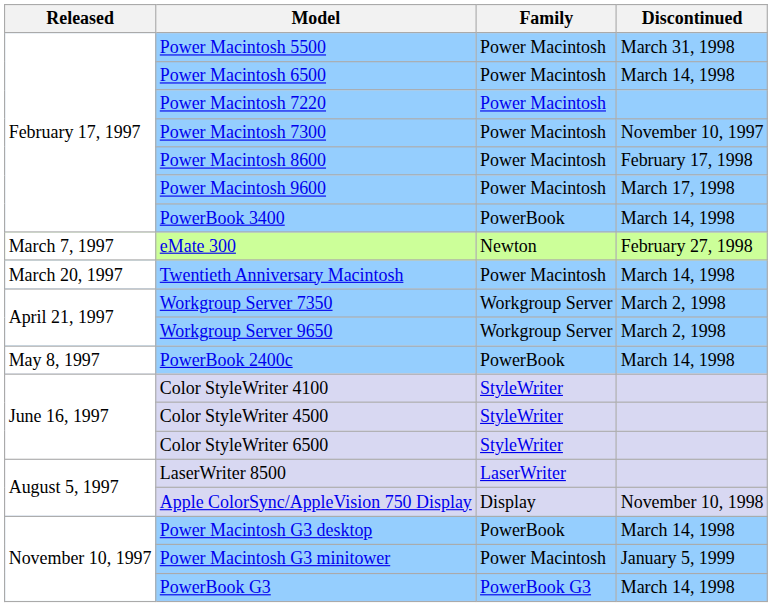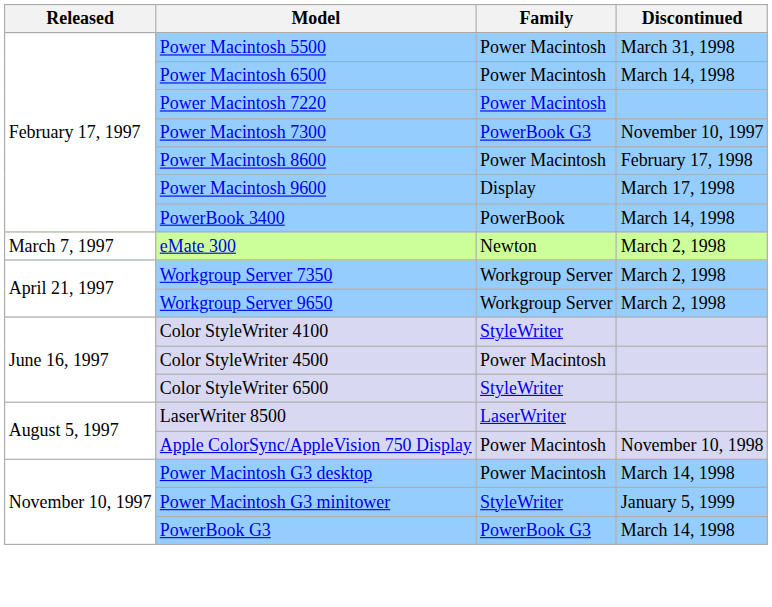(543, 132) Power Macintosh -> (536, 132) PowerBook G3
(543, 189) Power Macintosh -> (508, 189) Display
(687, 246) February 27, 1998 -> (673, 246) March 2, 1998
- row: (282, 274)
- row: (226, 359)
(521, 416) StyleWriter -> (543, 359) Power Macintosh
(508, 501) Display -> (543, 445) Power Macintosh
(522, 530) PowerBook -> (543, 473) Power Macintosh
(543, 558) Power Macintosh -> (521, 501) StyleWriter
